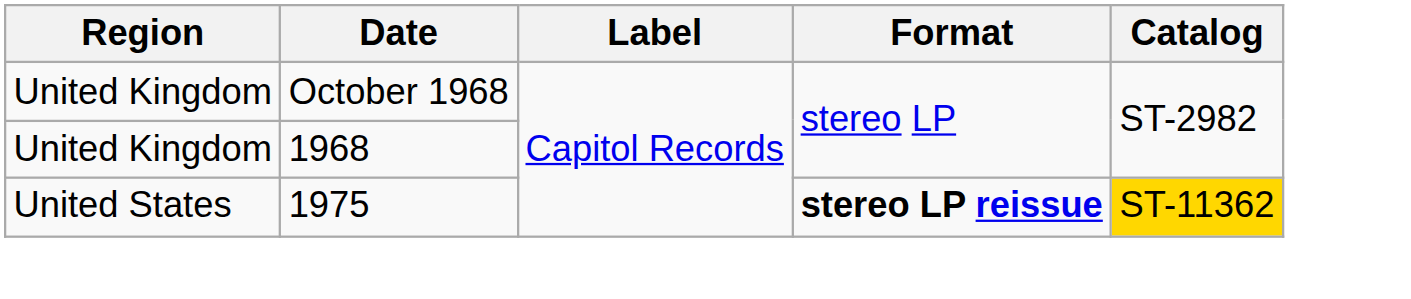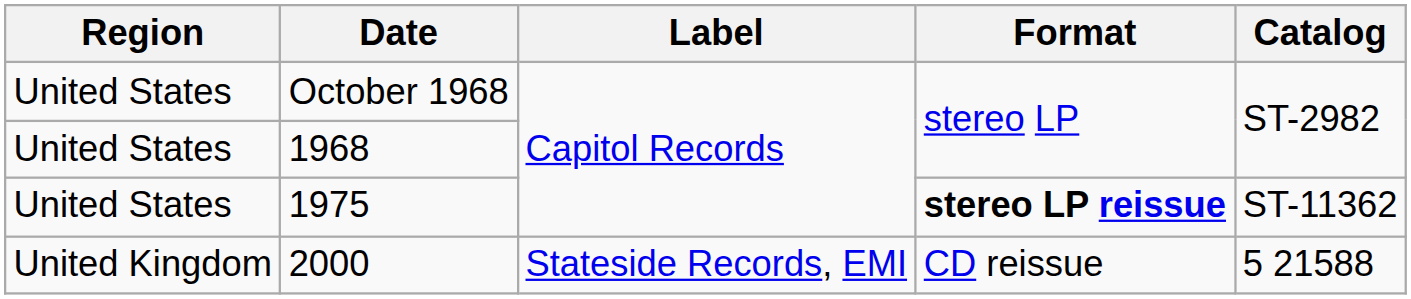(143, 90) United Kingdom -> (123, 90) United States
(143, 148) United Kingdom -> (123, 148) United States
(1197, 206) gold background -> (1320, 206) no background
+ row: (329, 263)
